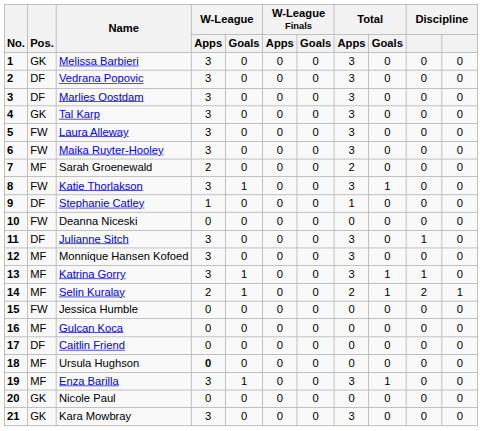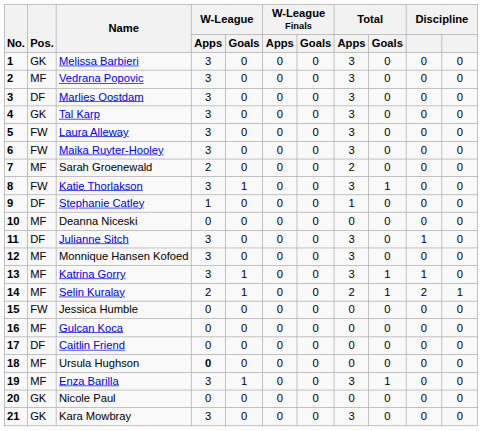(38, 79) DF -> (38, 79) MF
(39, 221) FW -> (38, 221) MF
